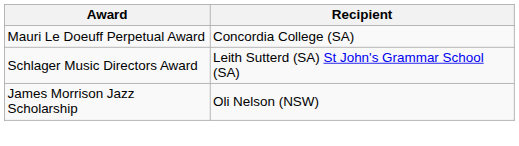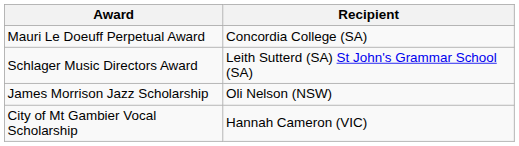+ row: (82, 123)
